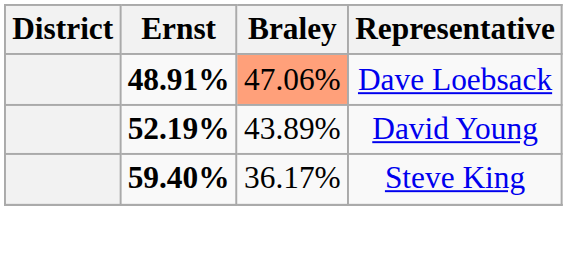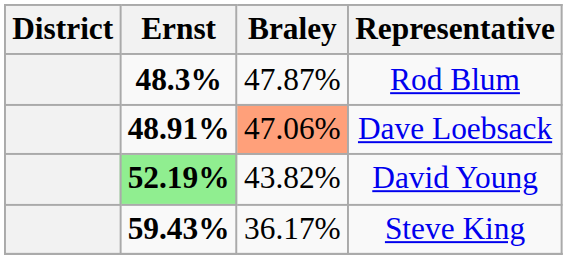+ row: (455, 79)
(179, 128) no background -> (179, 178) lightgreen background
(292, 128) 43.89% -> (292, 178) 43.82%
(179, 178) 59.40% -> (179, 228) 59.43%
